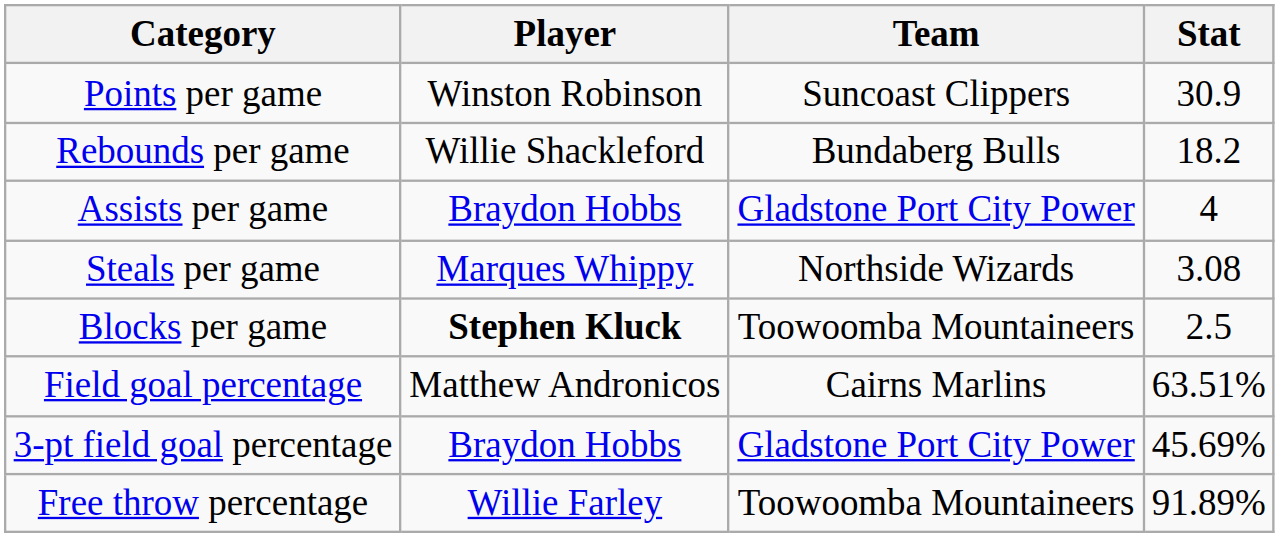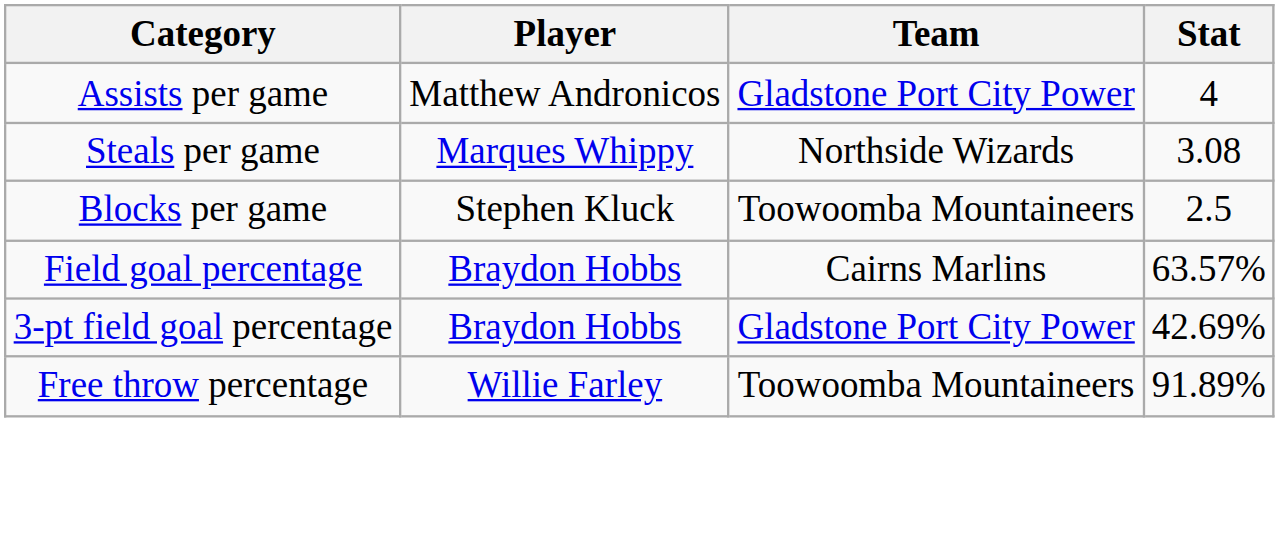- row: (203, 92)
- row: (203, 151)
(565, 209) Braydon Hobbs -> (565, 92) Matthew Andronicos
(565, 326) bold -> (565, 209) normal
(565, 385) Matthew Andronicos -> (565, 268) Braydon Hobbs
(1209, 385) 63.51% -> (1209, 268) 63.57%
(1209, 444) 45.69% -> (1209, 326) 42.69%
